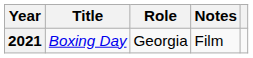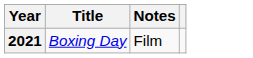- column: (161, 16)
